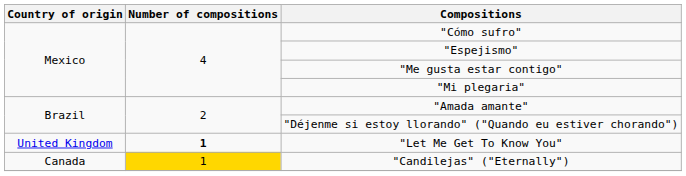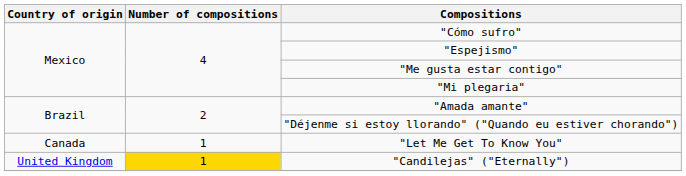(65, 143) United Kingdom -> (65, 143) Canada
(203, 143) bold -> (203, 143) normal
(65, 161) Canada -> (65, 161) United Kingdom
